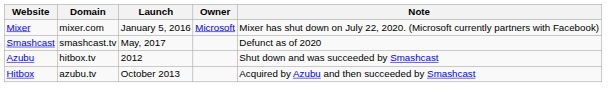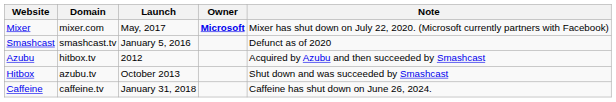(156, 27) January 5, 2016 -> (143, 27) May, 2017
(215, 27) normal -> (223, 27) bold
(143, 43) May, 2017 -> (156, 43) January 5, 2016
(339, 58) Shut down and was succeeded by Smashcast -> (367, 58) Acquired by Azubu and then succeeded by Smashcast
(357, 74) Acquired by Azubu and then succeeded by Smashcast -> (349, 74) Shut down and was succeeded by Smashcast
+ row: (25, 89)
